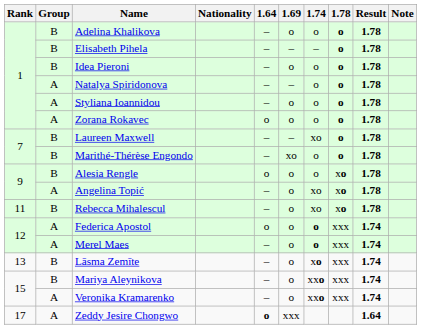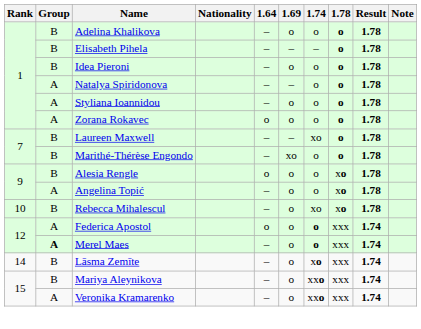(316, 191) xo -> (316, 191) o
(20, 208) 11 -> (20, 208) 10
(54, 244) normal -> (54, 244) bold
(20, 262) 13 -> (20, 262) 14
- row: (127, 315)
